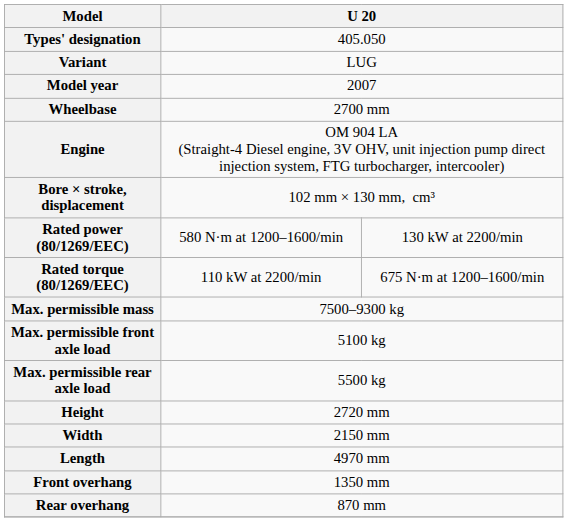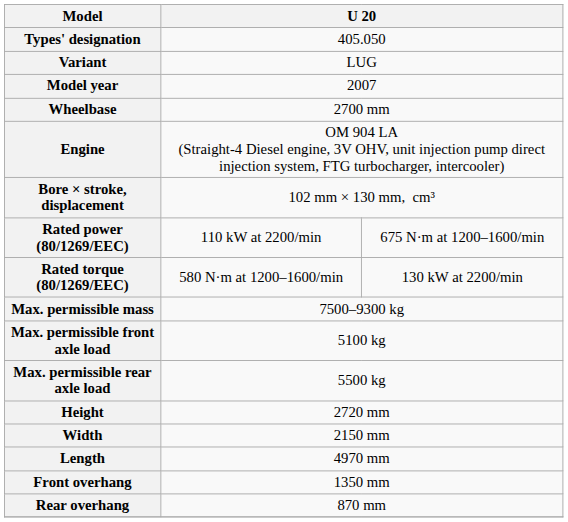(261, 237) 580 N·m at 1200–1600/min -> (261, 237) 110 kW at 2200/min
(462, 237) 130 kW at 2200/min -> (462, 237) 675 N·m at 1200–1600/min
(261, 277) 110 kW at 2200/min -> (261, 277) 580 N·m at 1200–1600/min
(462, 277) 675 N·m at 1200–1600/min -> (462, 277) 130 kW at 2200/min
